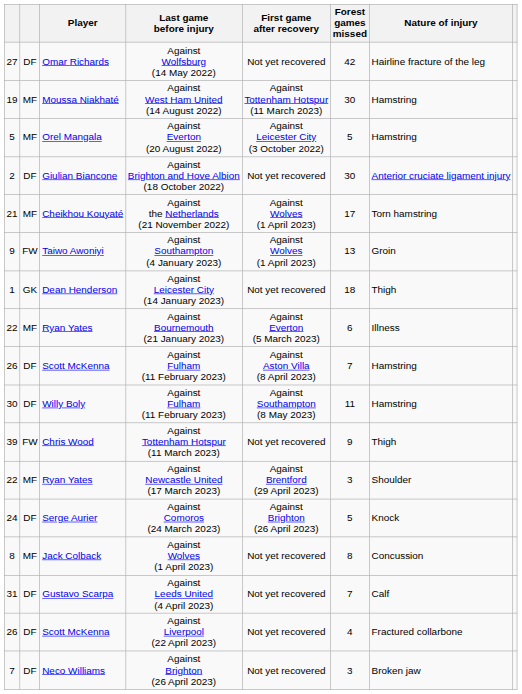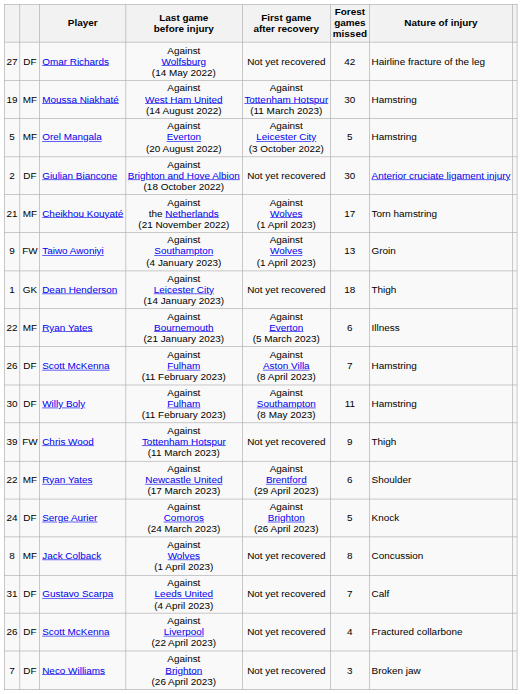(350, 480) 3 -> (350, 480) 6
